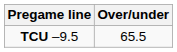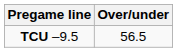(133, 36) 65.5 -> (133, 36) 56.5
